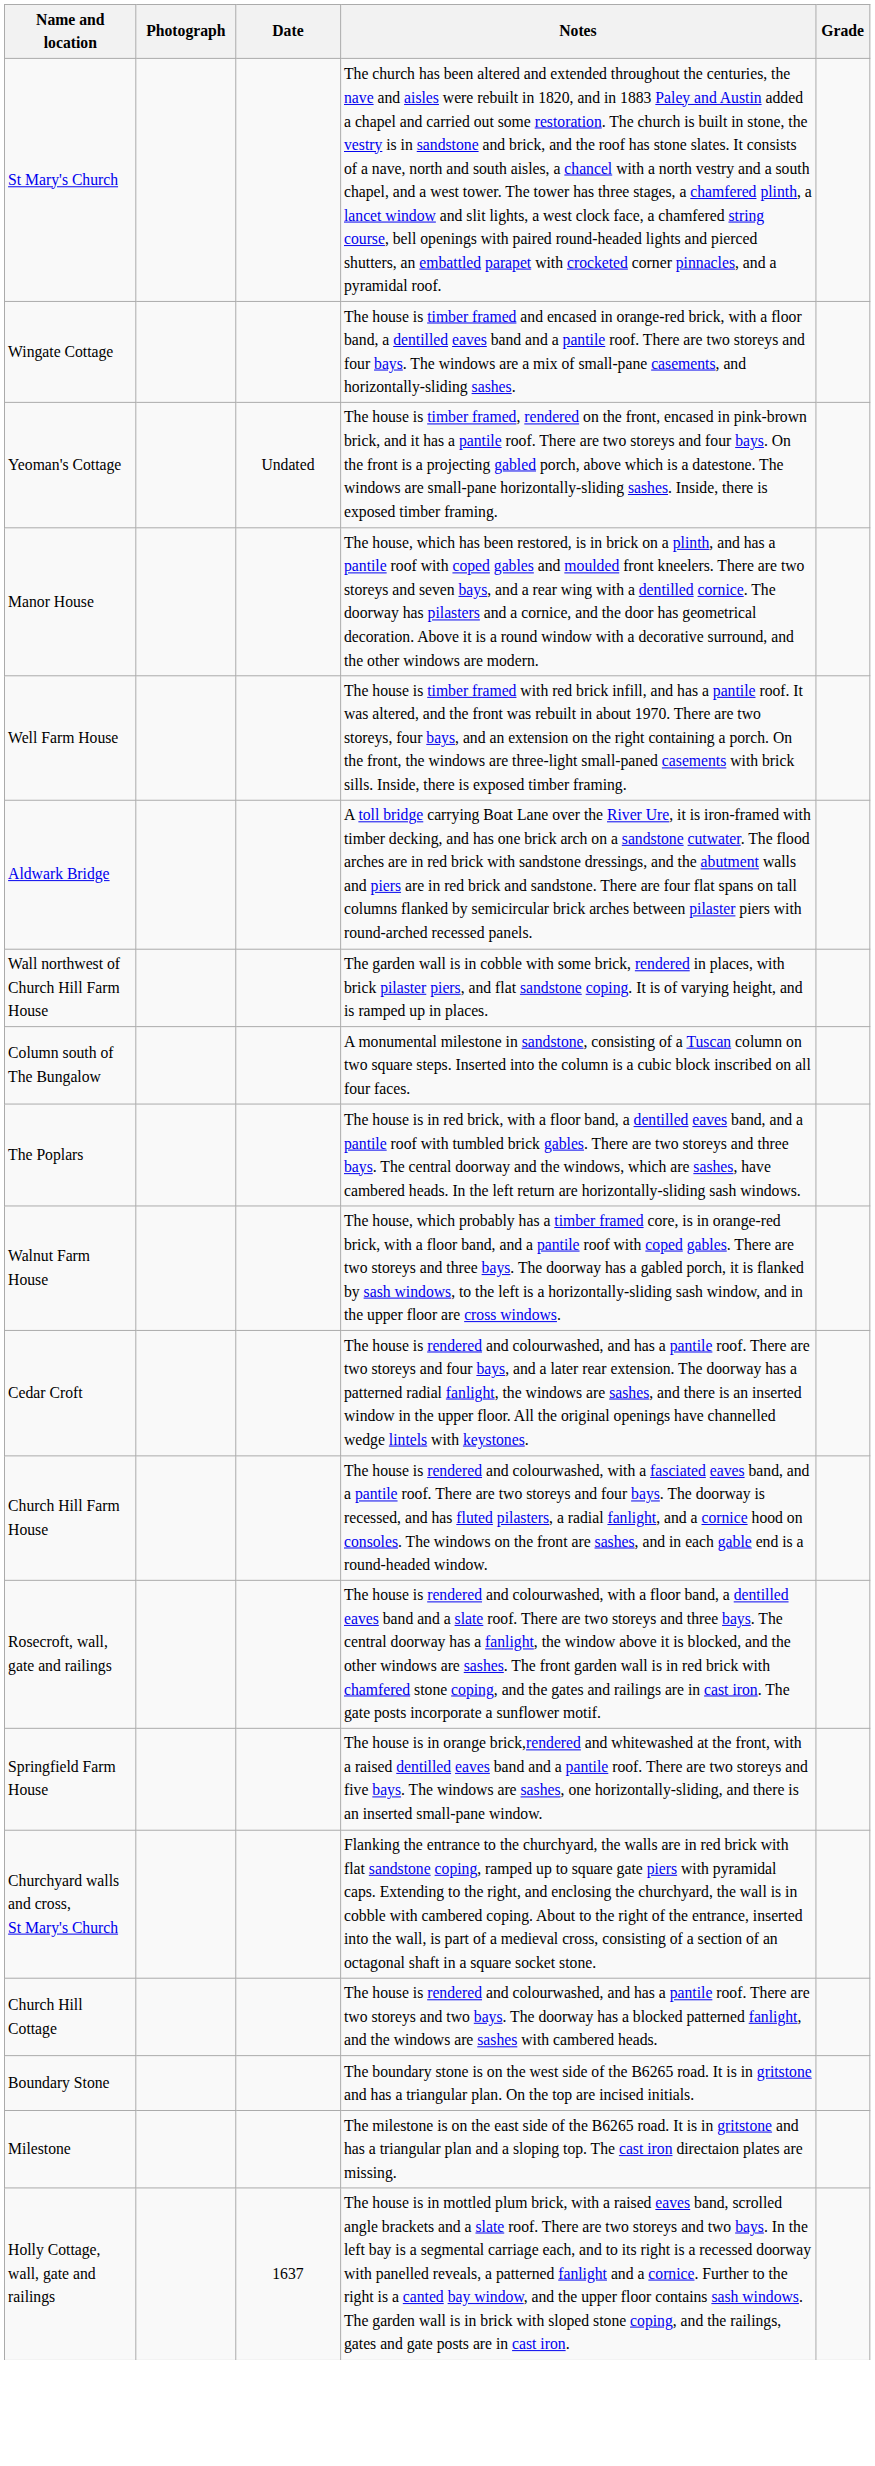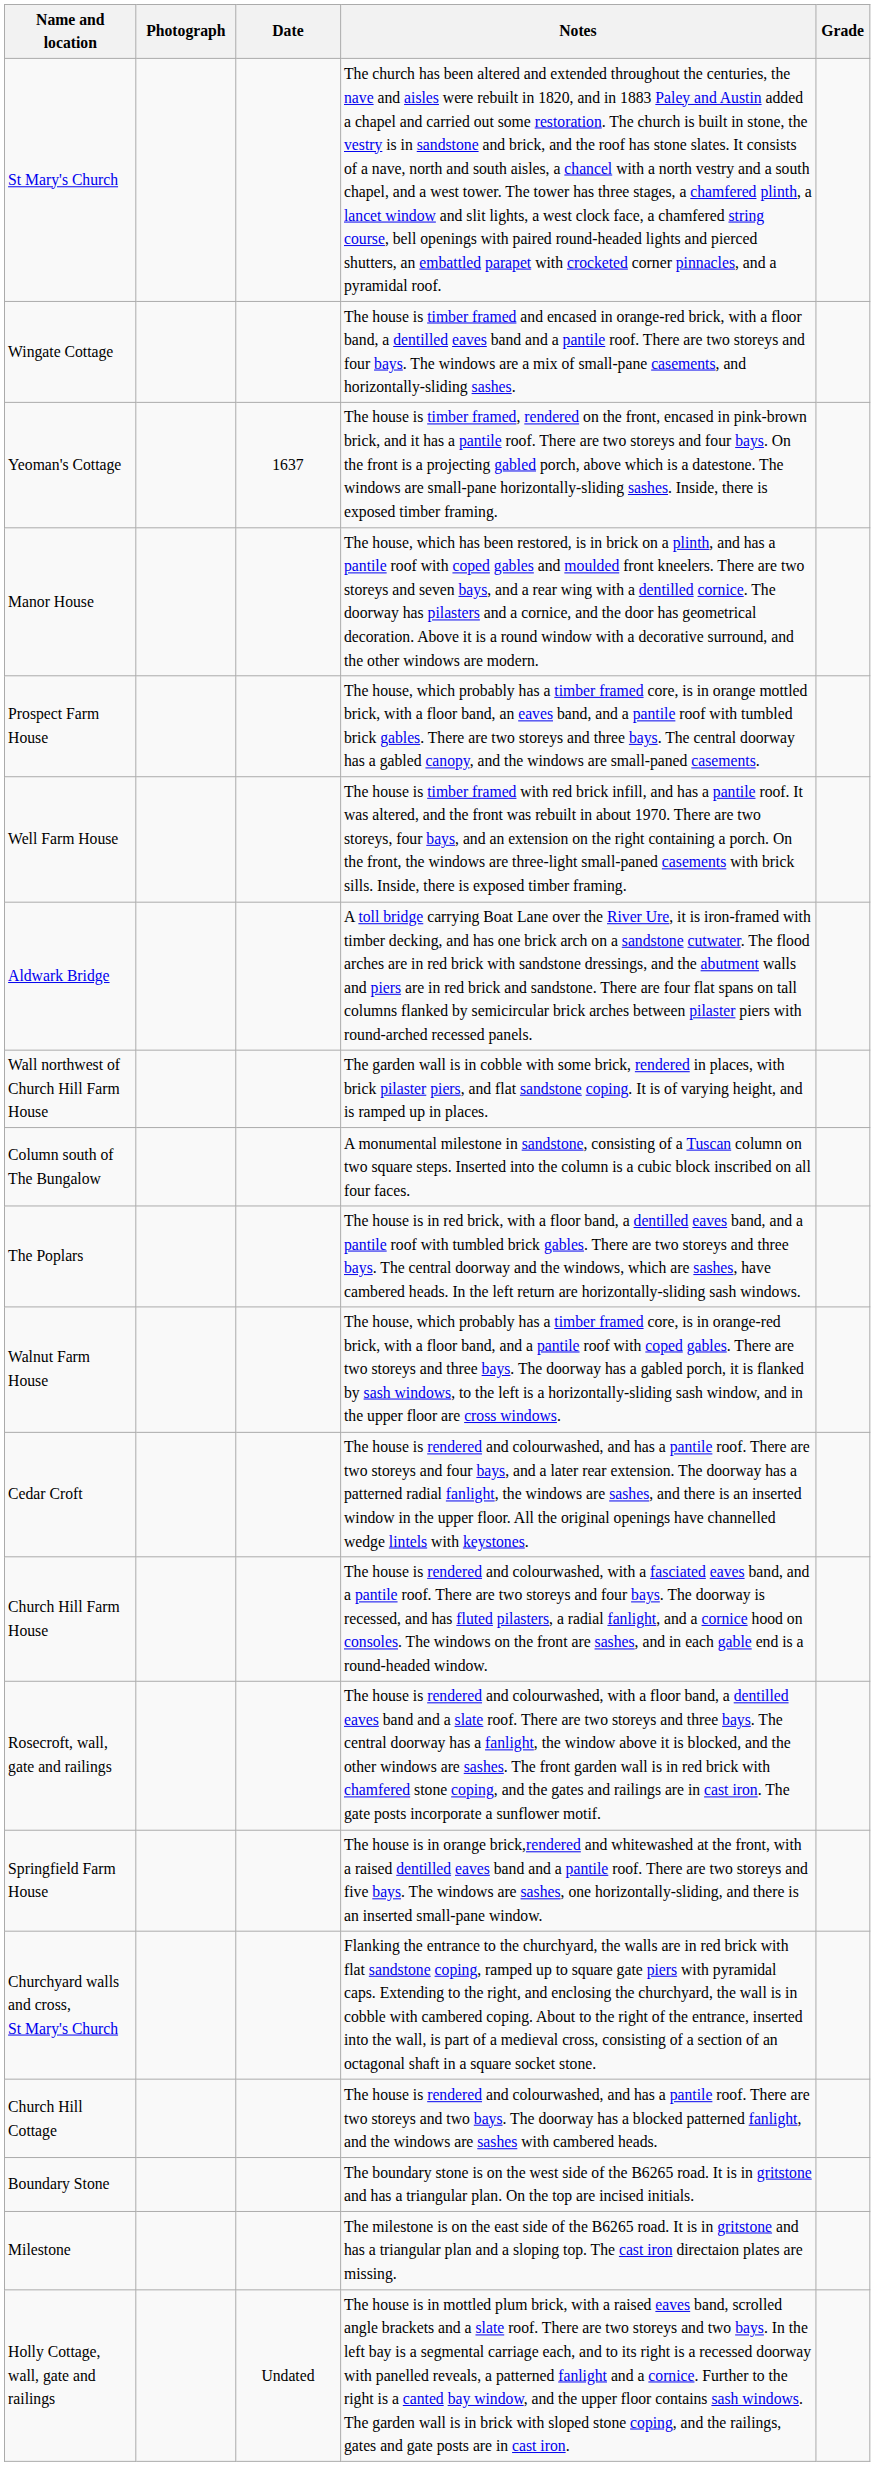(288, 464) Undated -> (288, 464) 1637
+ row: (54, 726)
(288, 2273) 1637 -> (288, 2375) Undated
